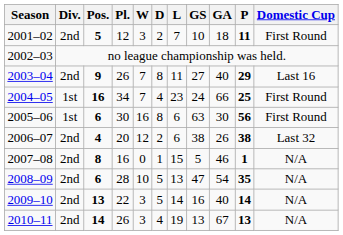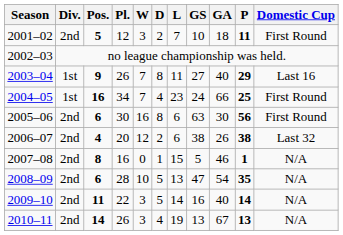(70, 76) 2nd -> (70, 76) 1st
(70, 117) 1st -> (70, 117) 2nd
(98, 199) 13 -> (98, 199) 11
